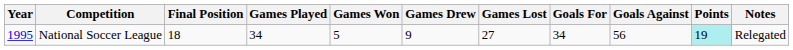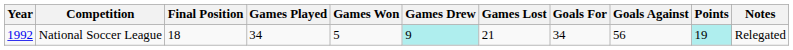(20, 34) 1995 -> (20, 34) 1992
(408, 34) no background -> (408, 34) paleturquoise background
(488, 34) 27 -> (488, 34) 21
